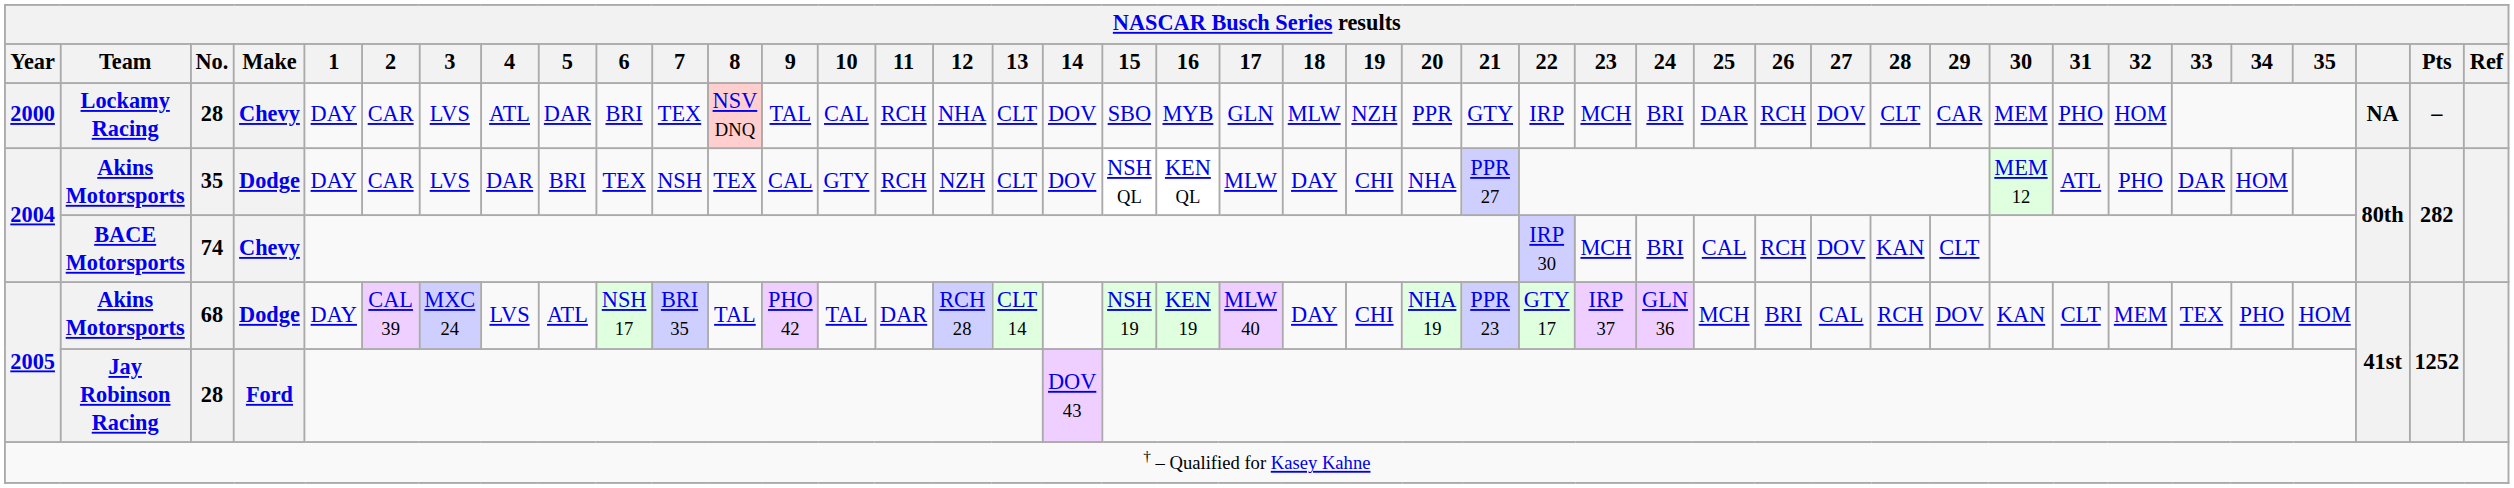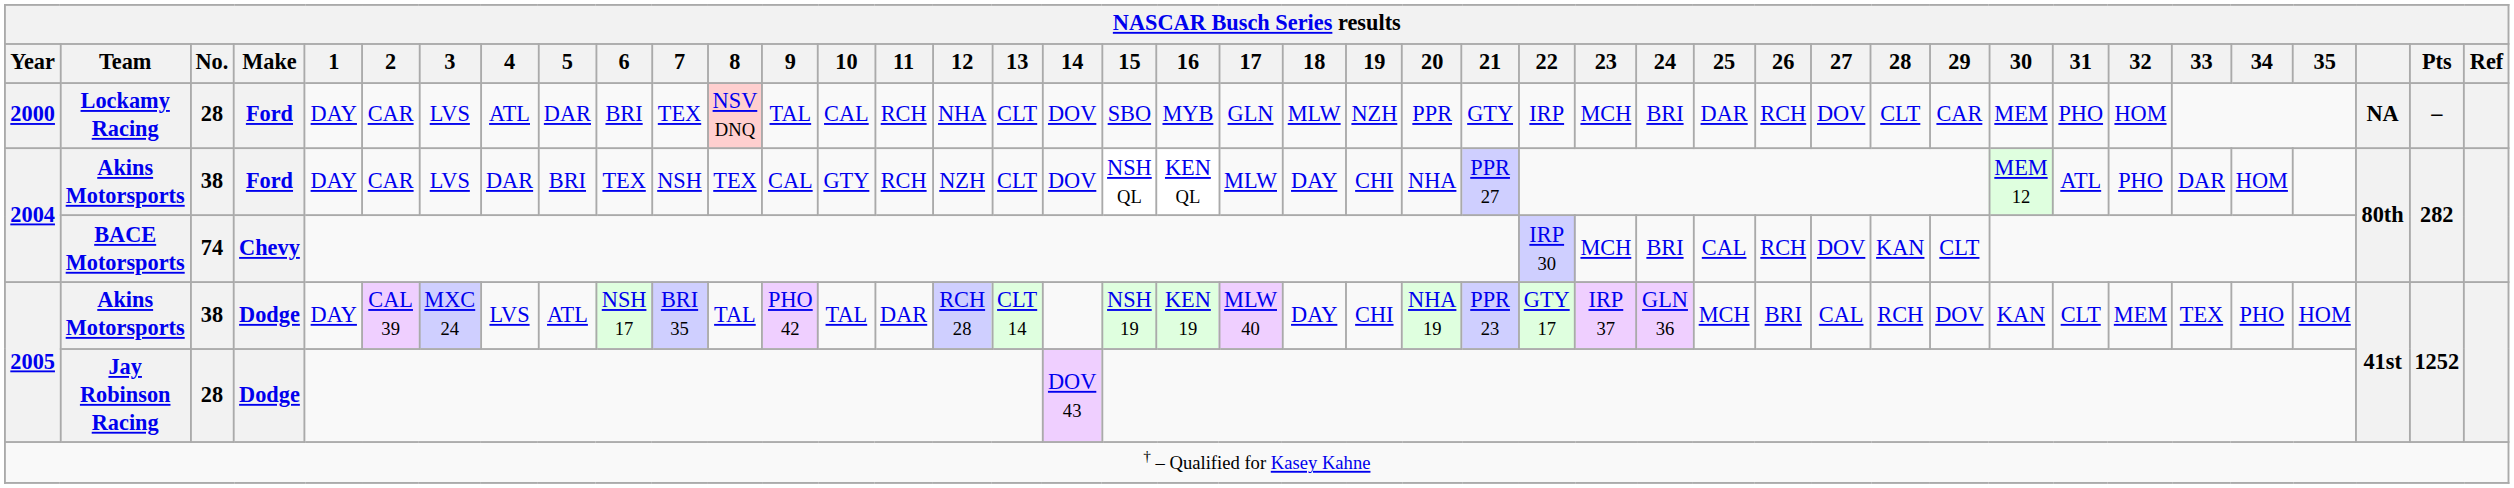(269, 115) Chevy -> (269, 115) Ford
(212, 181) 35 -> (212, 181) 38
(269, 181) Dodge -> (269, 181) Ford
(212, 314) 68 -> (212, 314) 38
(269, 395) Ford -> (269, 395) Dodge
